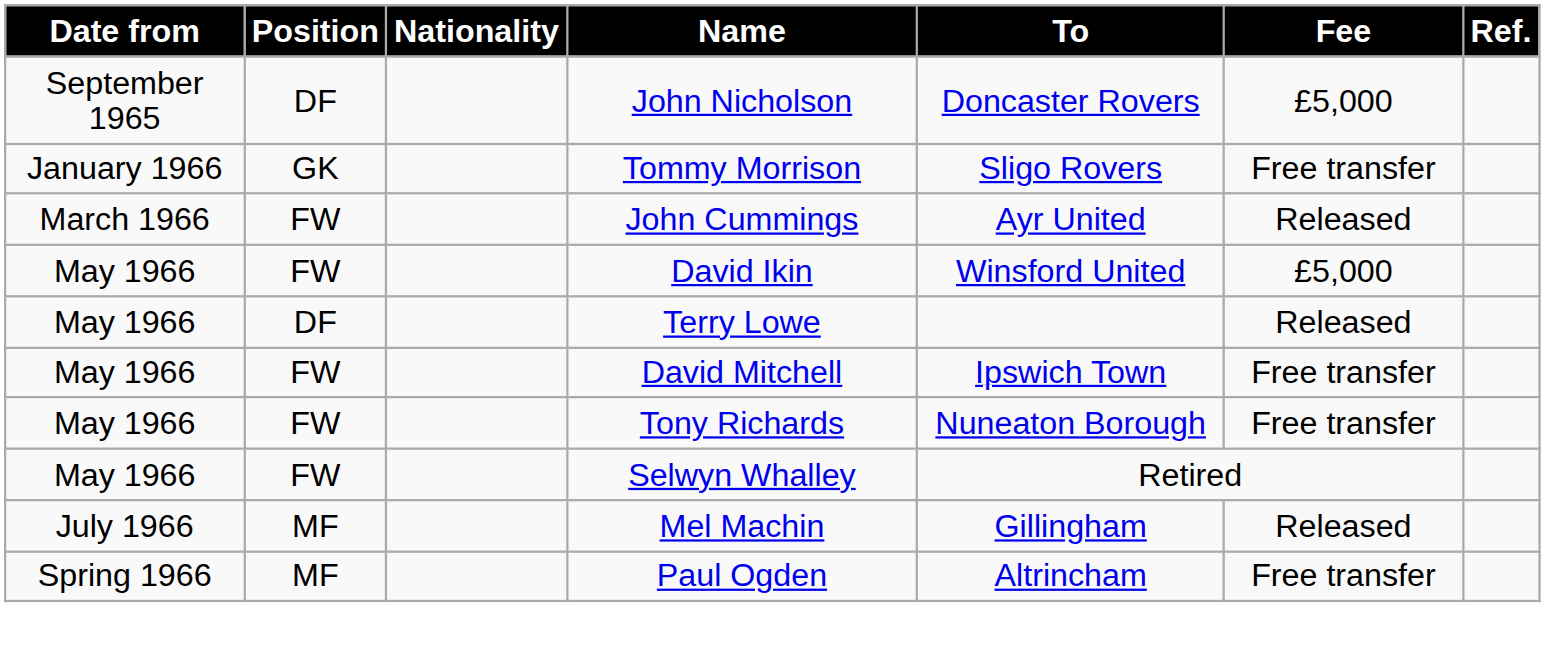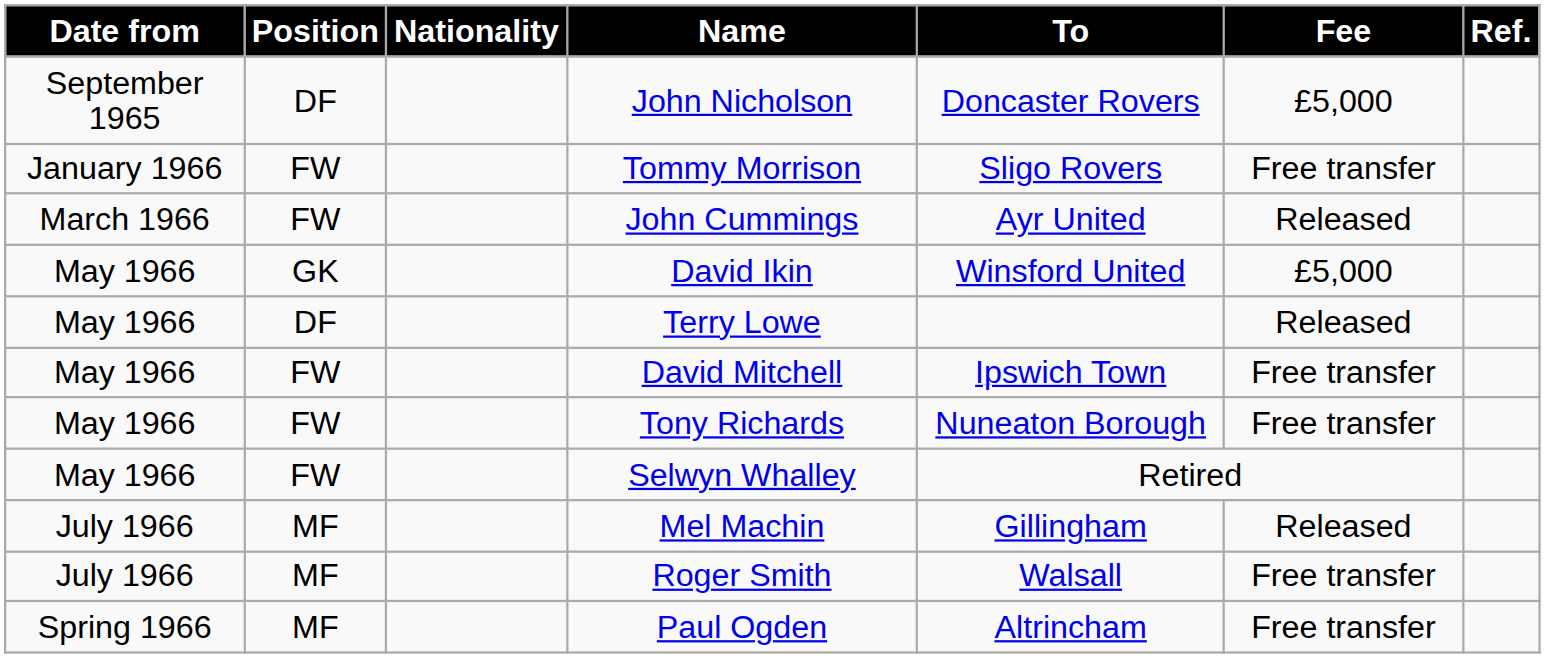(315, 169) GK -> (315, 169) FW
(315, 271) FW -> (315, 271) GK
+ row: (742, 576)
